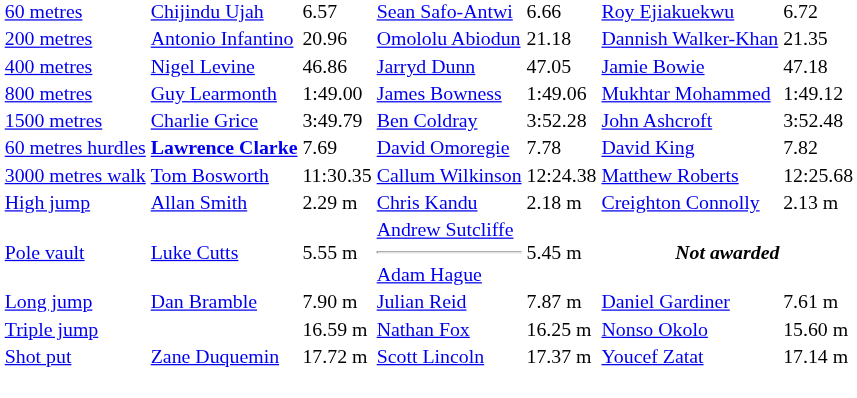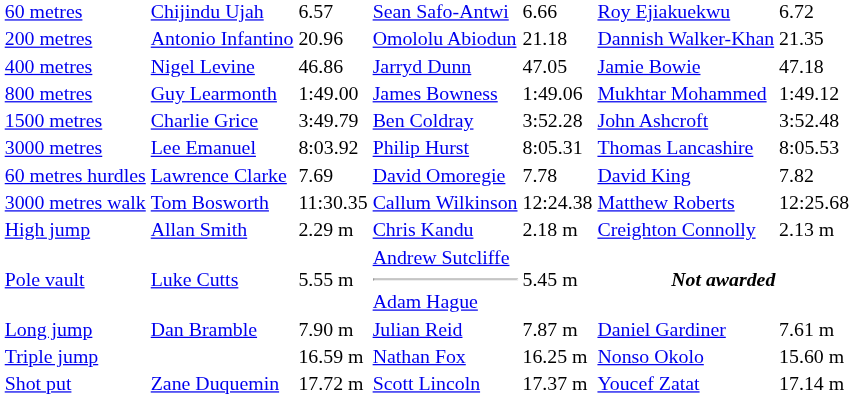+ row: (53, 148)
(224, 148) bold -> (219, 175) normal
